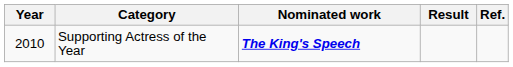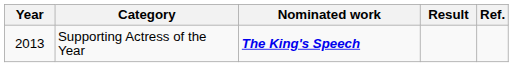(30, 43) 2010 -> (30, 43) 2013
